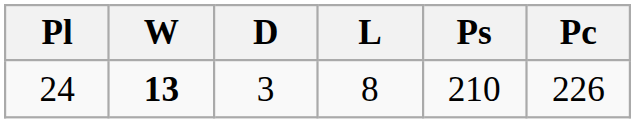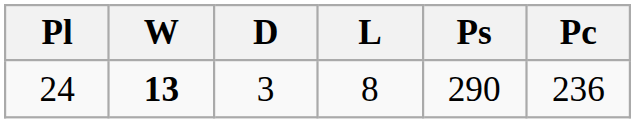(474, 88) 210 -> (474, 88) 290
(578, 88) 226 -> (578, 88) 236
